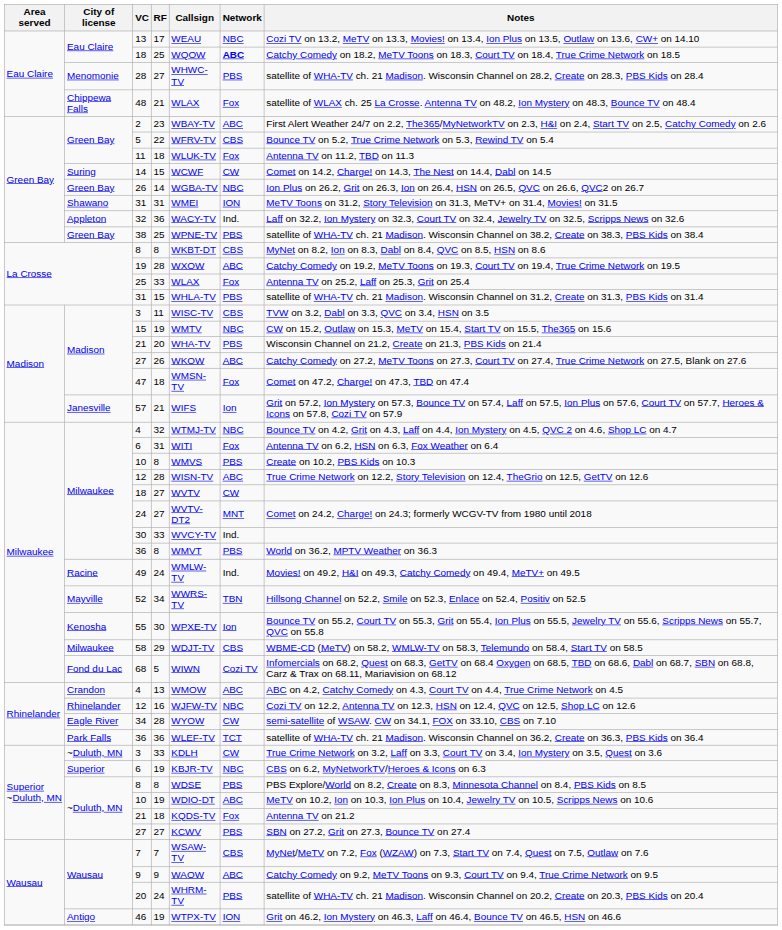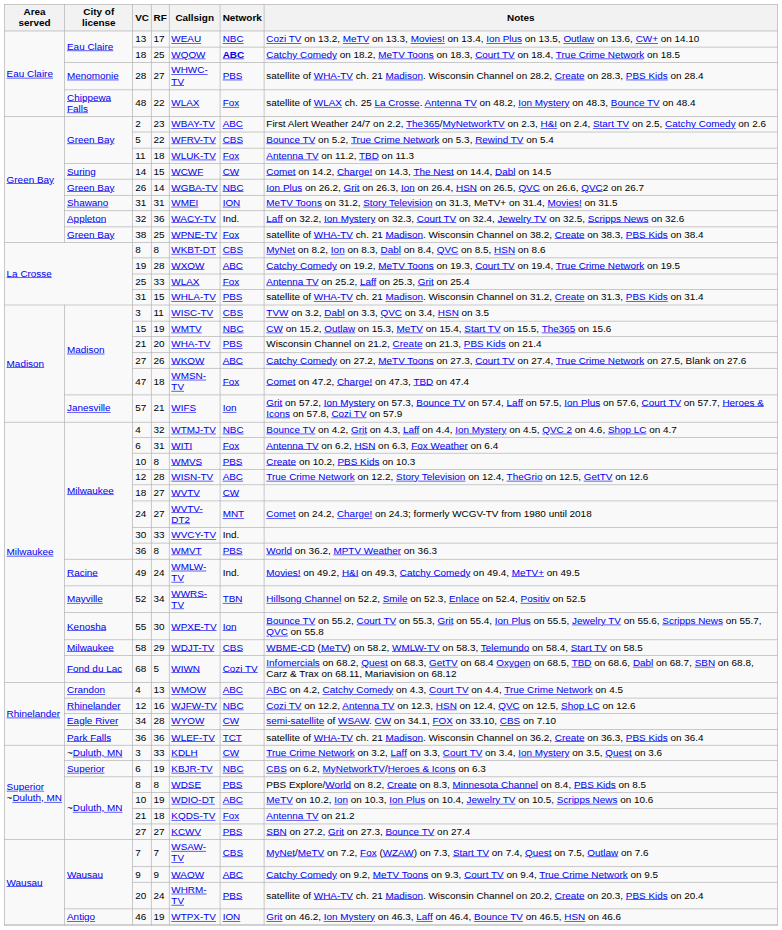(159, 103) 21 -> (159, 103) 22
(233, 234) PBS -> (231, 234) Fox
